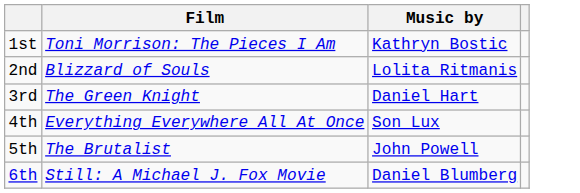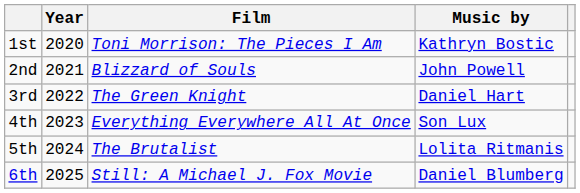+ column: (65, 18)
(445, 70) Lolita Ritmanis -> (472, 70) John Powell
(425, 149) John Powell -> (491, 149) Lolita Ritmanis
